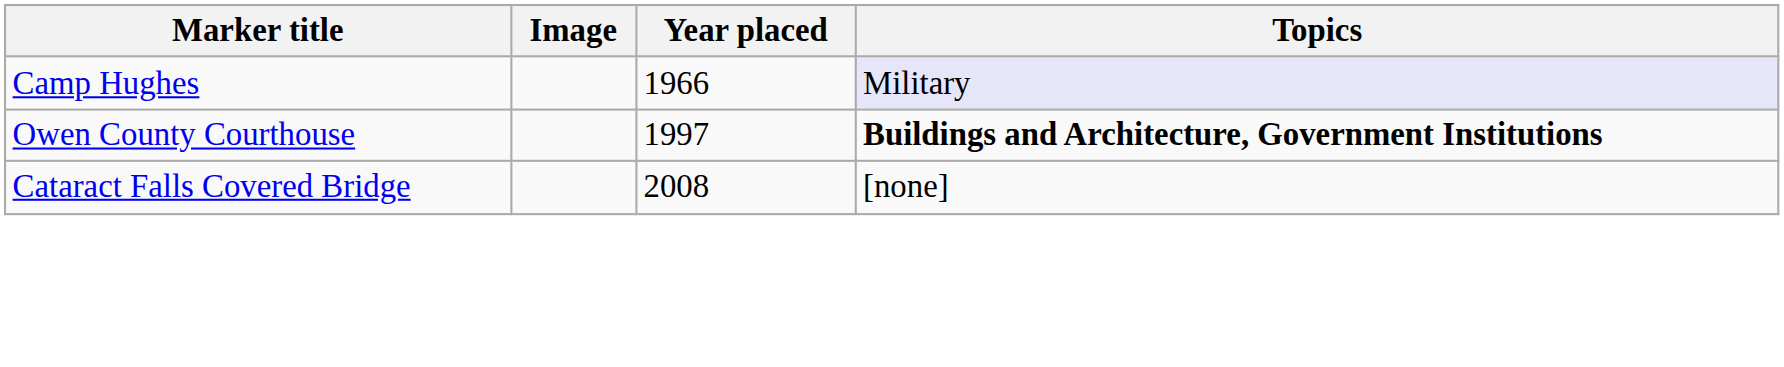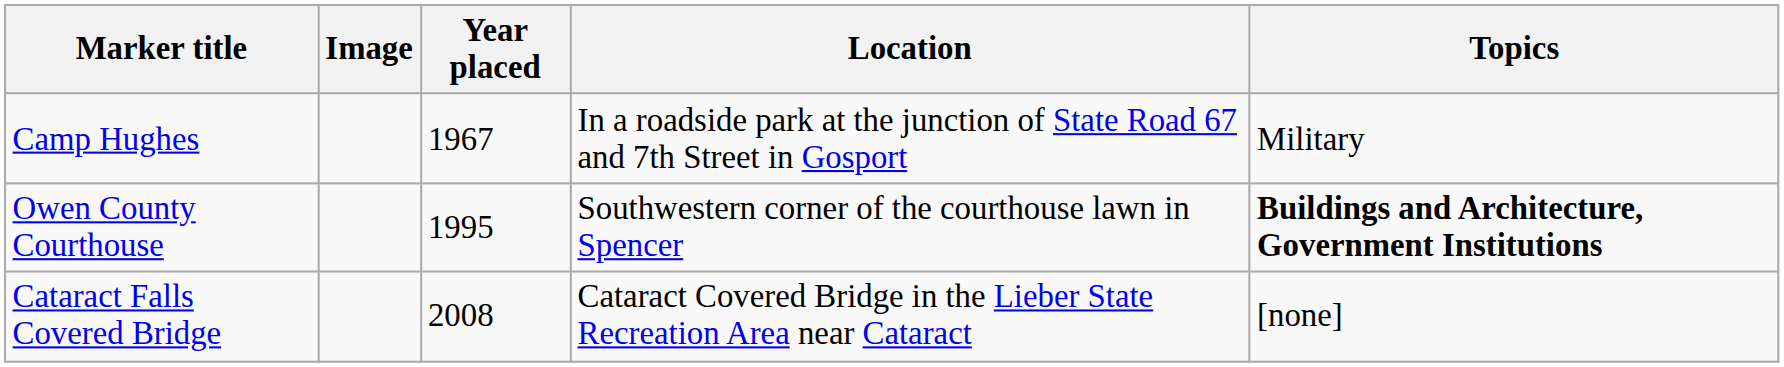+ column: (910, 48)
(676, 82) 1966 -> (461, 137) 1967
(917, 82) lavender background -> (1311, 137) no background
(676, 134) 1997 -> (461, 226) 1995
